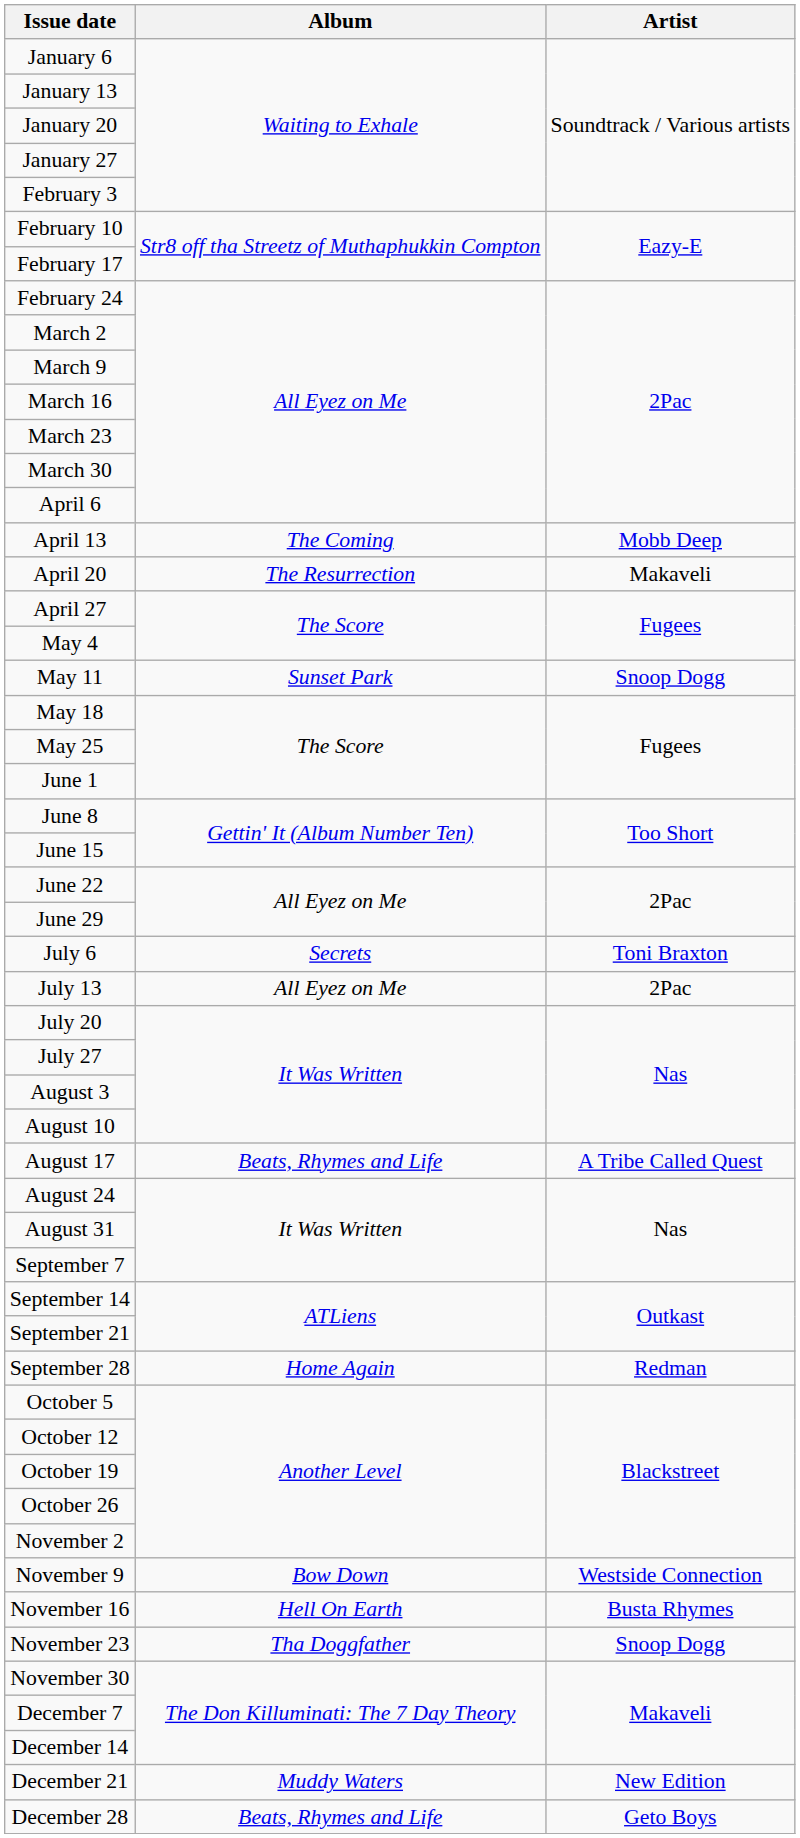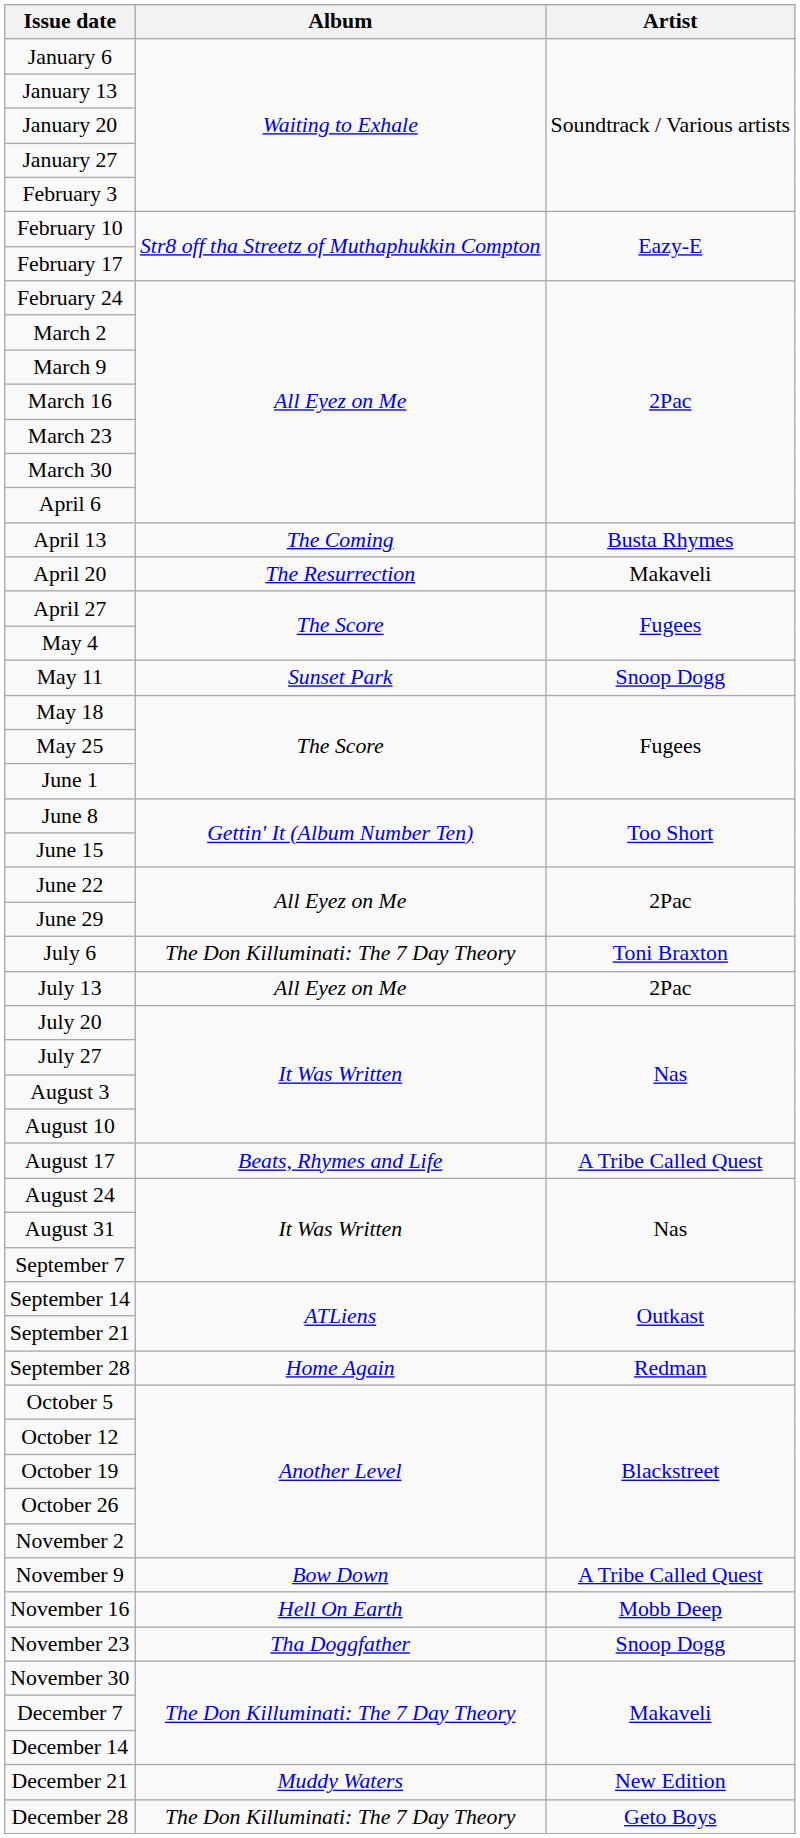(670, 539) Mobb Deep -> (670, 539) Busta Rhymes
(340, 953) Secrets -> (340, 953) The Don Killuminati: The 7 Day Theory
(670, 1574) Westside Connection -> (670, 1574) A Tribe Called Quest
(670, 1609) Busta Rhymes -> (670, 1609) Mobb Deep
(340, 1816) Beats, Rhymes and Life -> (340, 1816) The Don Killuminati: The 7 Day Theory
